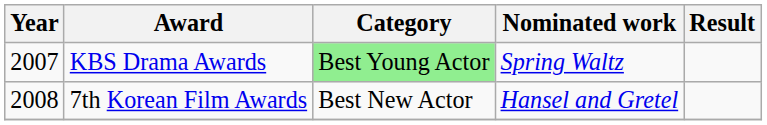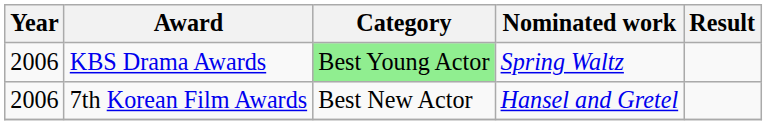(34, 61) 2007 -> (34, 61) 2006
(34, 100) 2008 -> (34, 100) 2006
